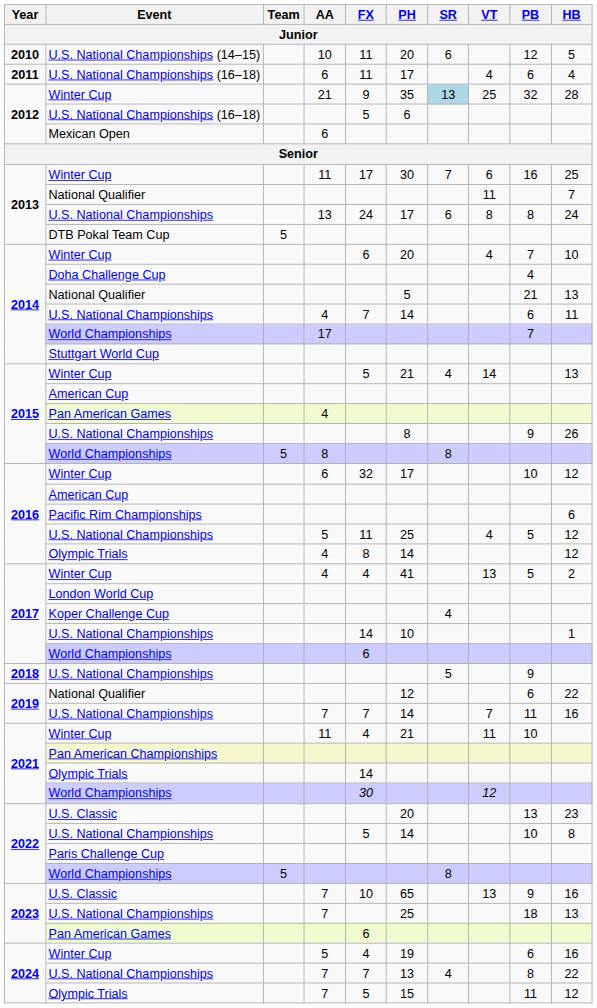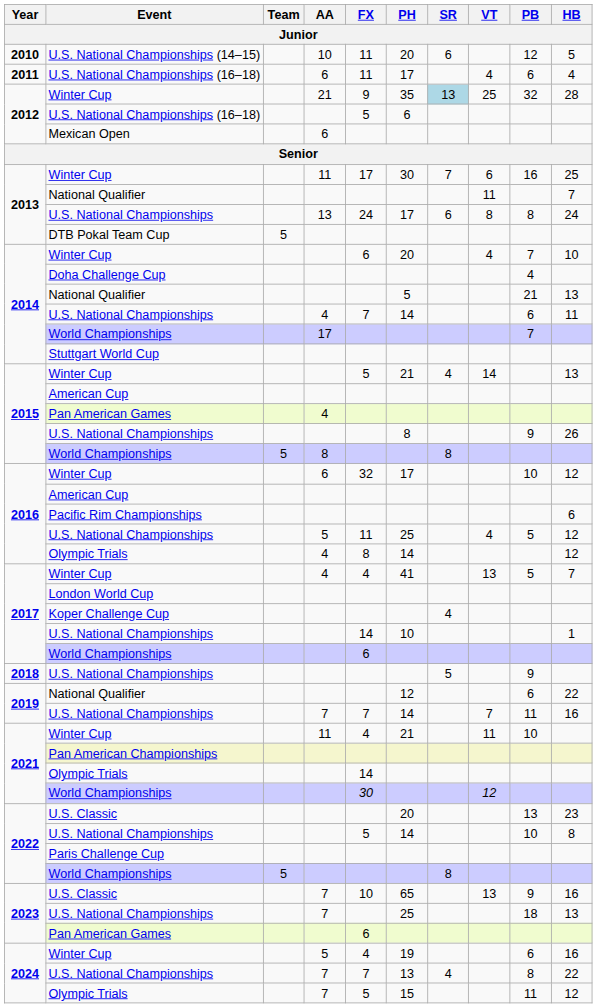(572, 574) 2 -> (572, 574) 7
